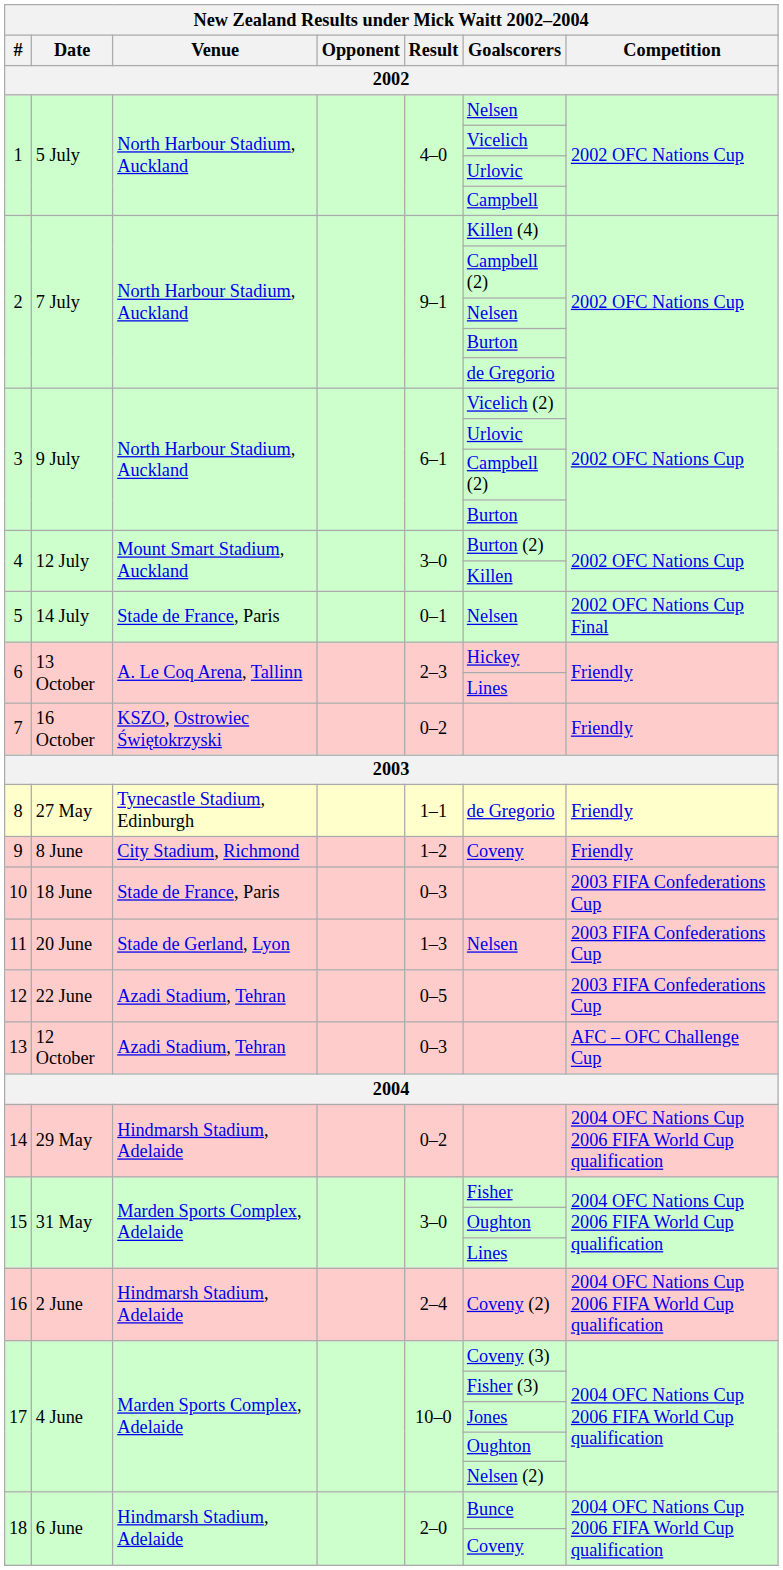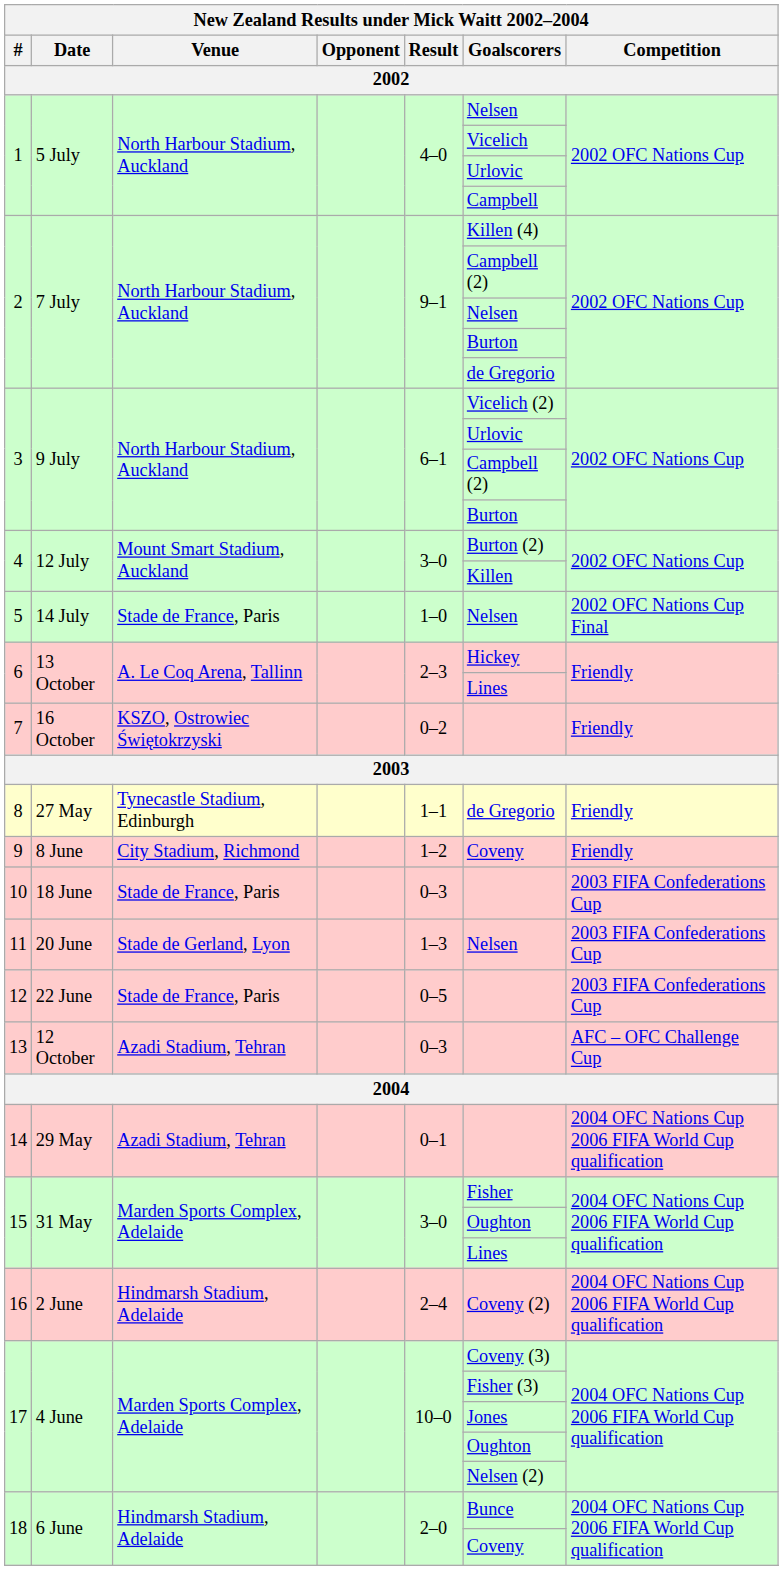(433, 616) 0–1 -> (433, 616) 1–0
(201, 996) Azadi Stadium, Tehran -> (198, 996) Stade de France, Paris
(193, 1140) Hindmarsh Stadium, Adelaide -> (201, 1140) Azadi Stadium, Tehran
(433, 1140) 0–2 -> (433, 1140) 0–1
